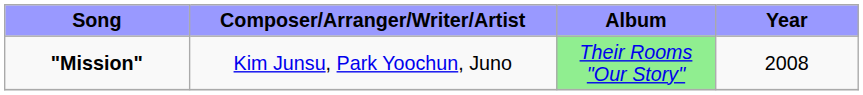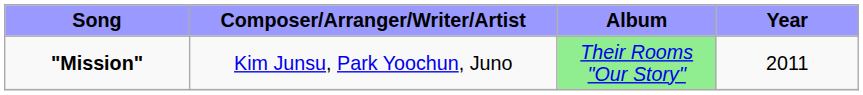(787, 62) 2008 -> (787, 62) 2011
